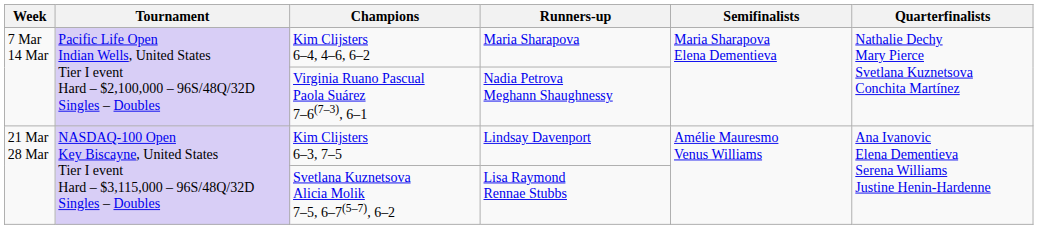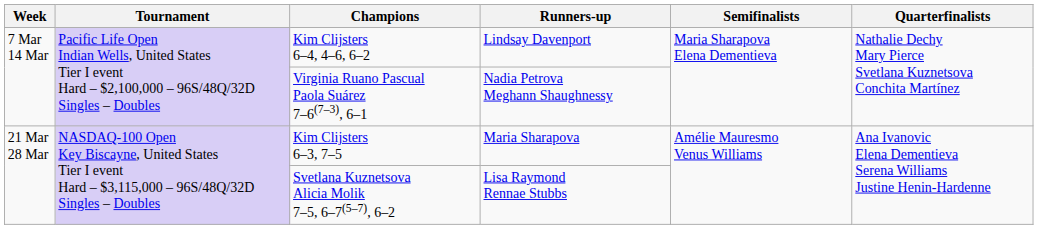(531, 39) Maria Sharapova -> (537, 39) Lindsay Davenport
(537, 137) Lindsay Davenport -> (531, 137) Maria Sharapova
